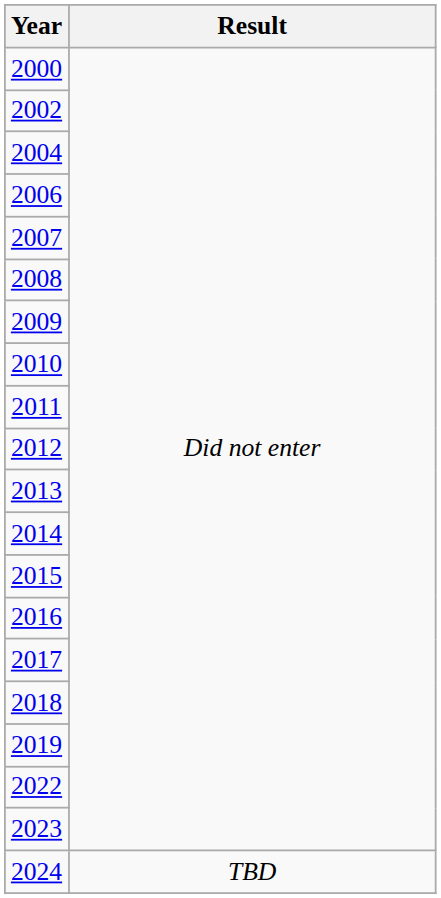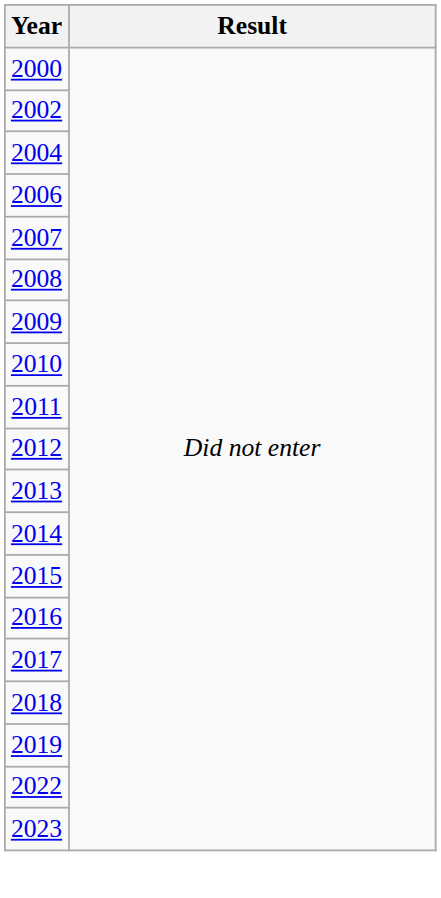- row: (37, 871)
